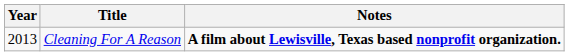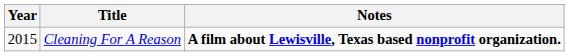(22, 39) 2013 -> (22, 39) 2015
